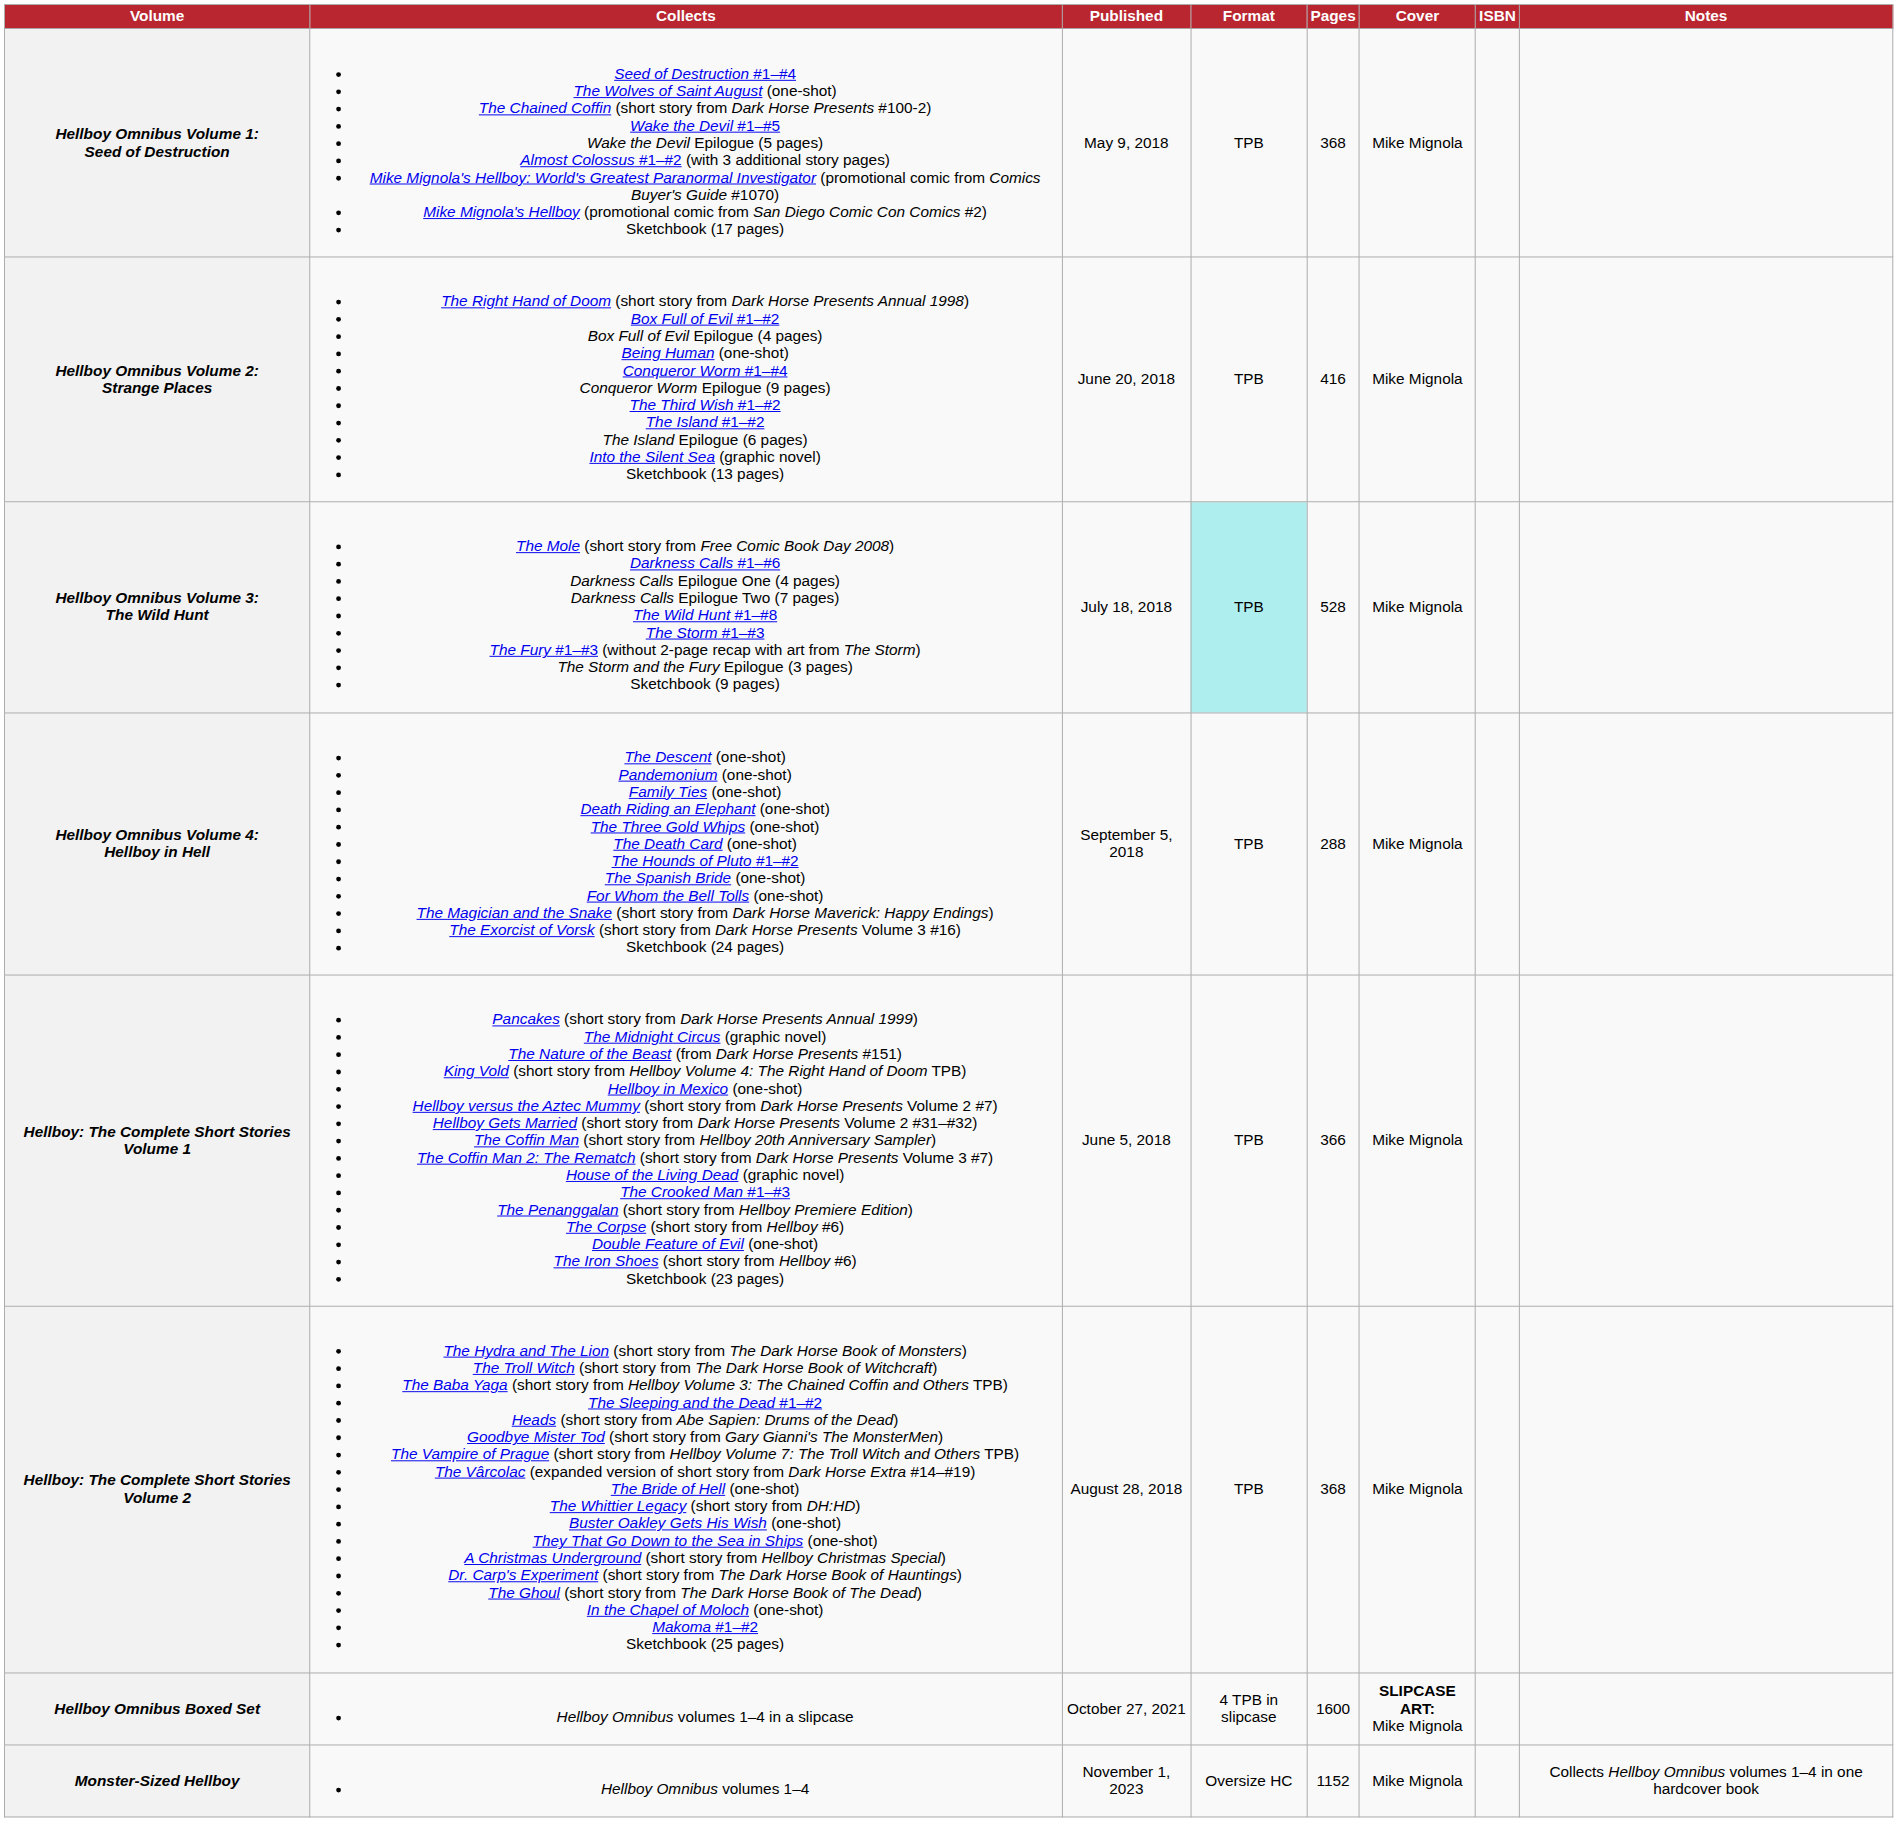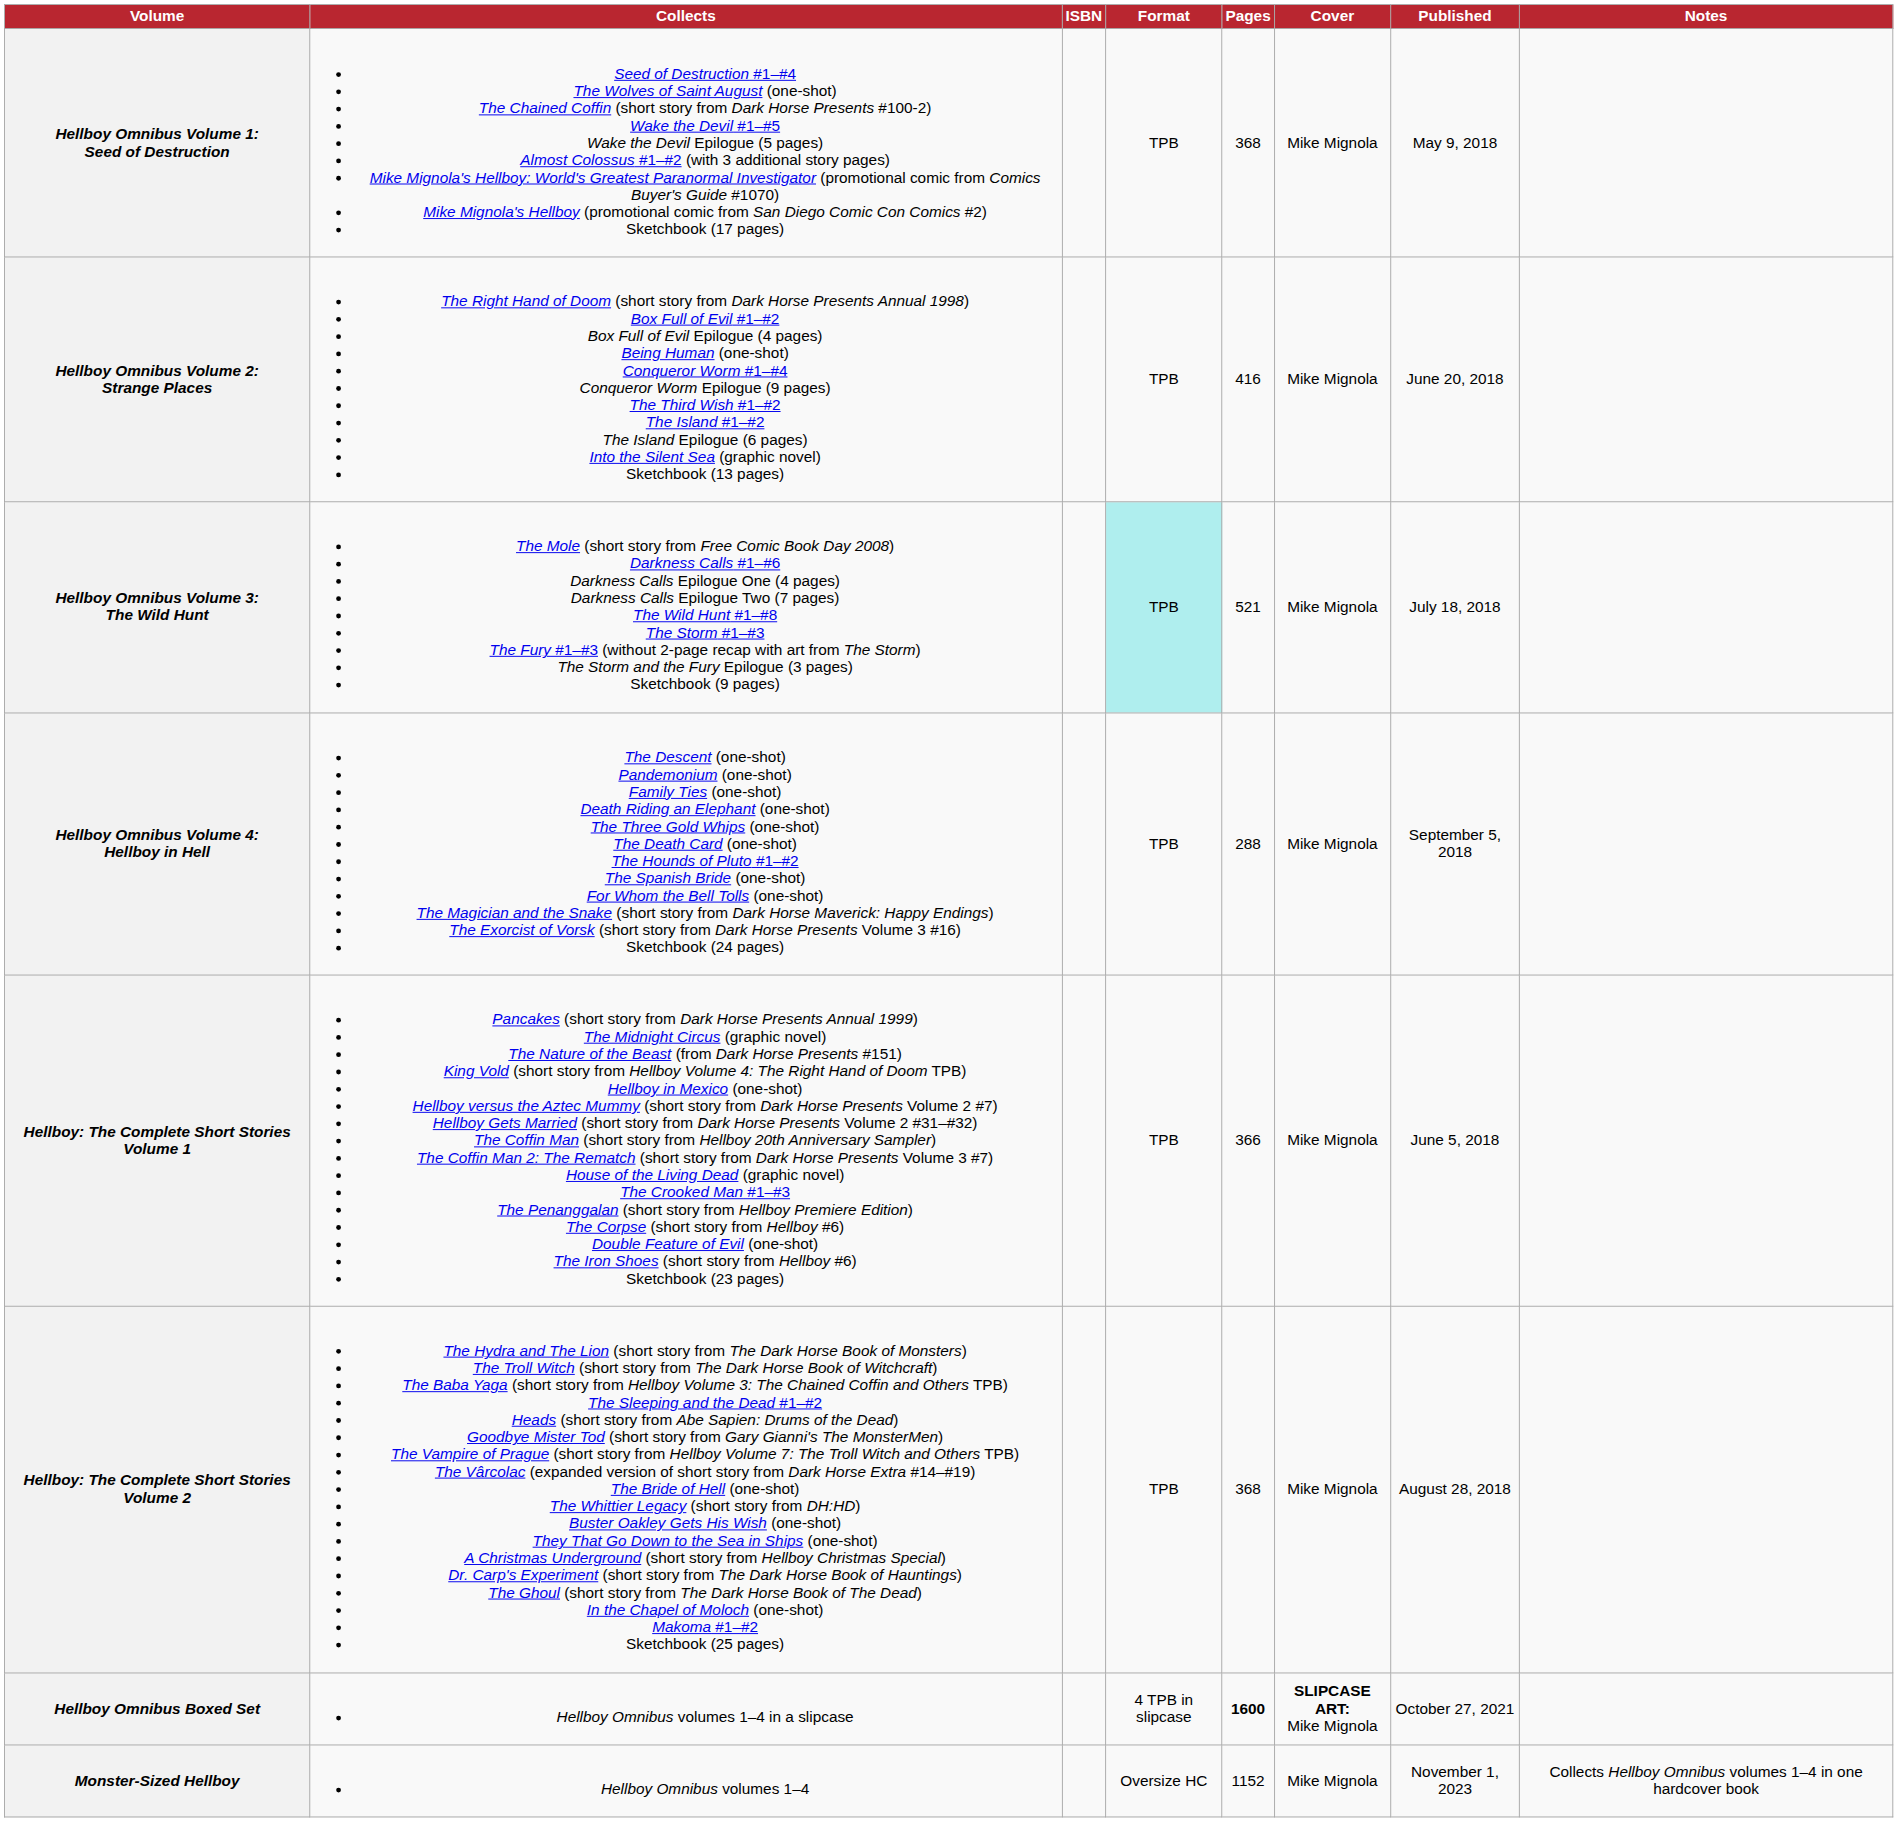columns swapped: (1126, 16) <-> (1497, 16)
(1333, 607) 528 -> (1248, 607) 521
(1333, 1708) normal -> (1248, 1708) bold
